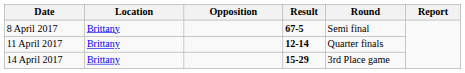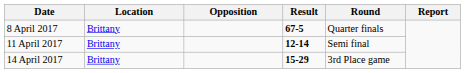(348, 28) Semi final -> (355, 28) Quarter finals
(355, 44) Quarter finals -> (348, 44) Semi final
